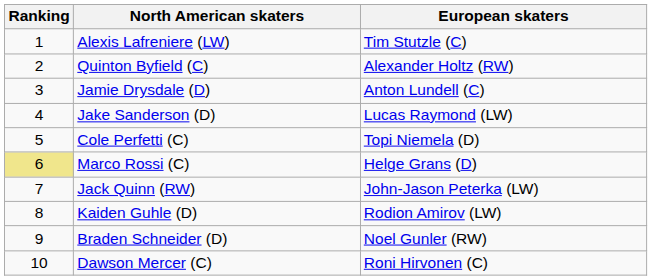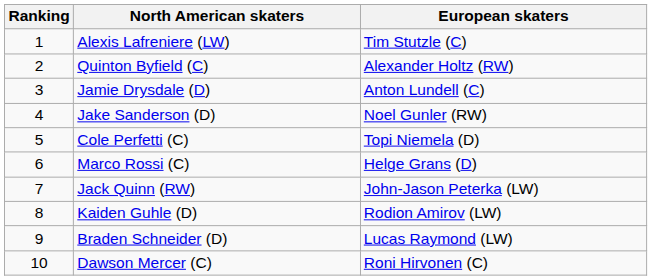(438, 115) Lucas Raymond (LW) -> (425, 115) Noel Gunler (RW)
(39, 164) khaki background -> (39, 164) no background
(425, 238) Noel Gunler (RW) -> (438, 238) Lucas Raymond (LW)
